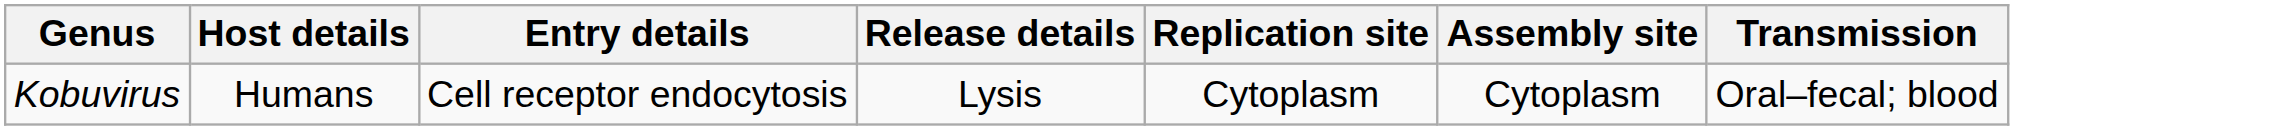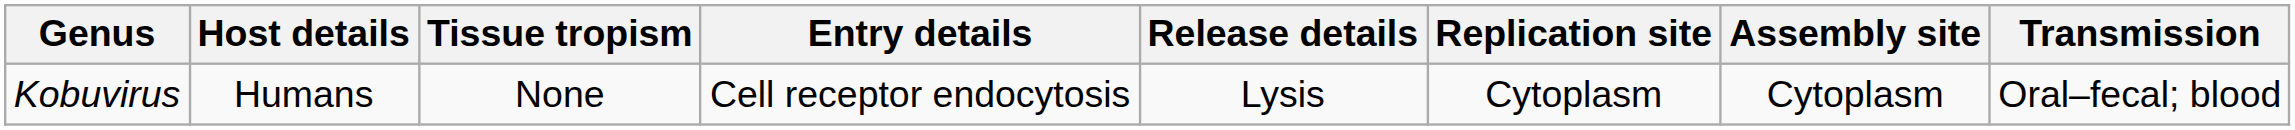+ column: (560, 34)
